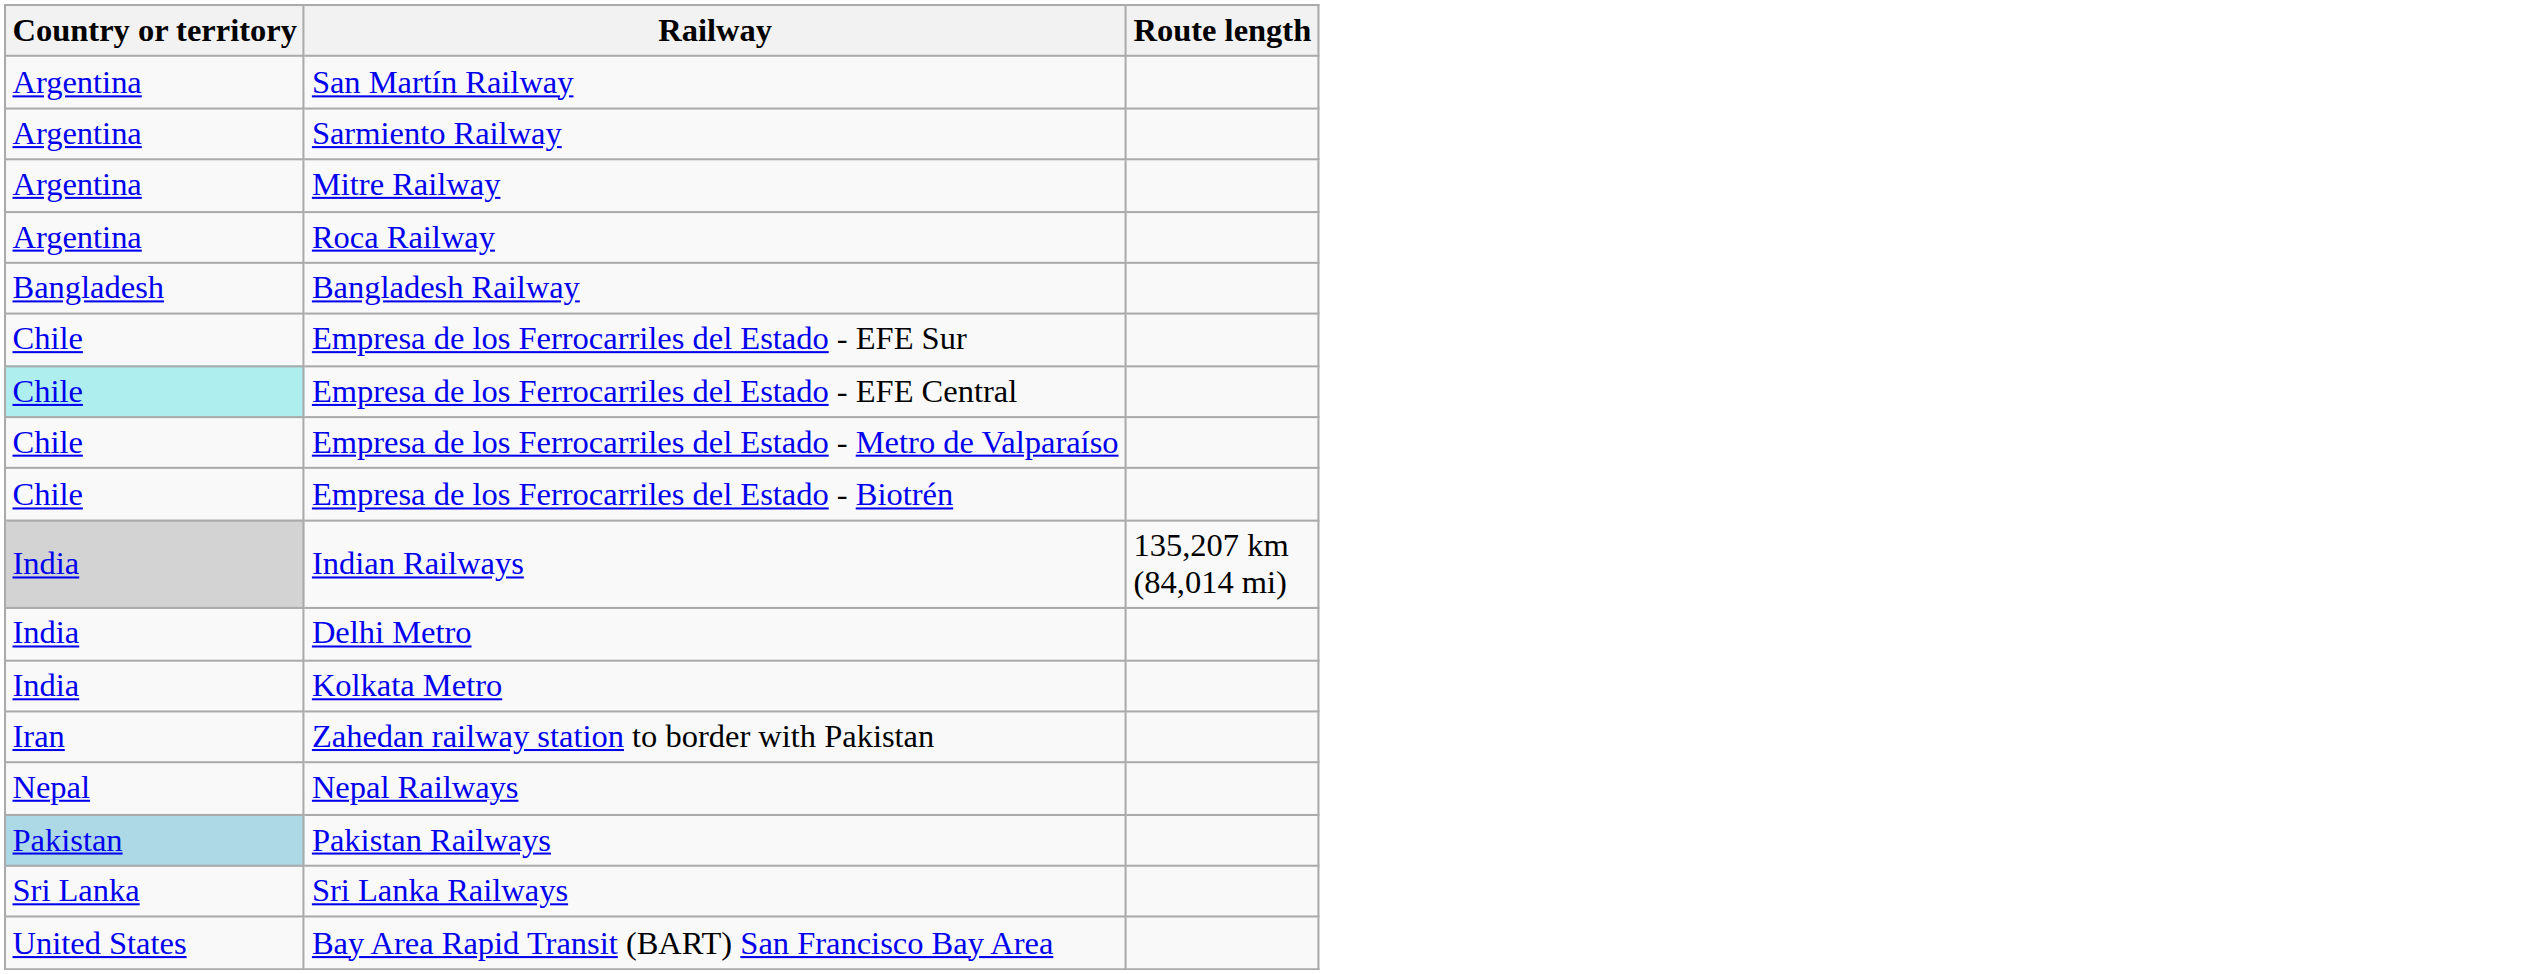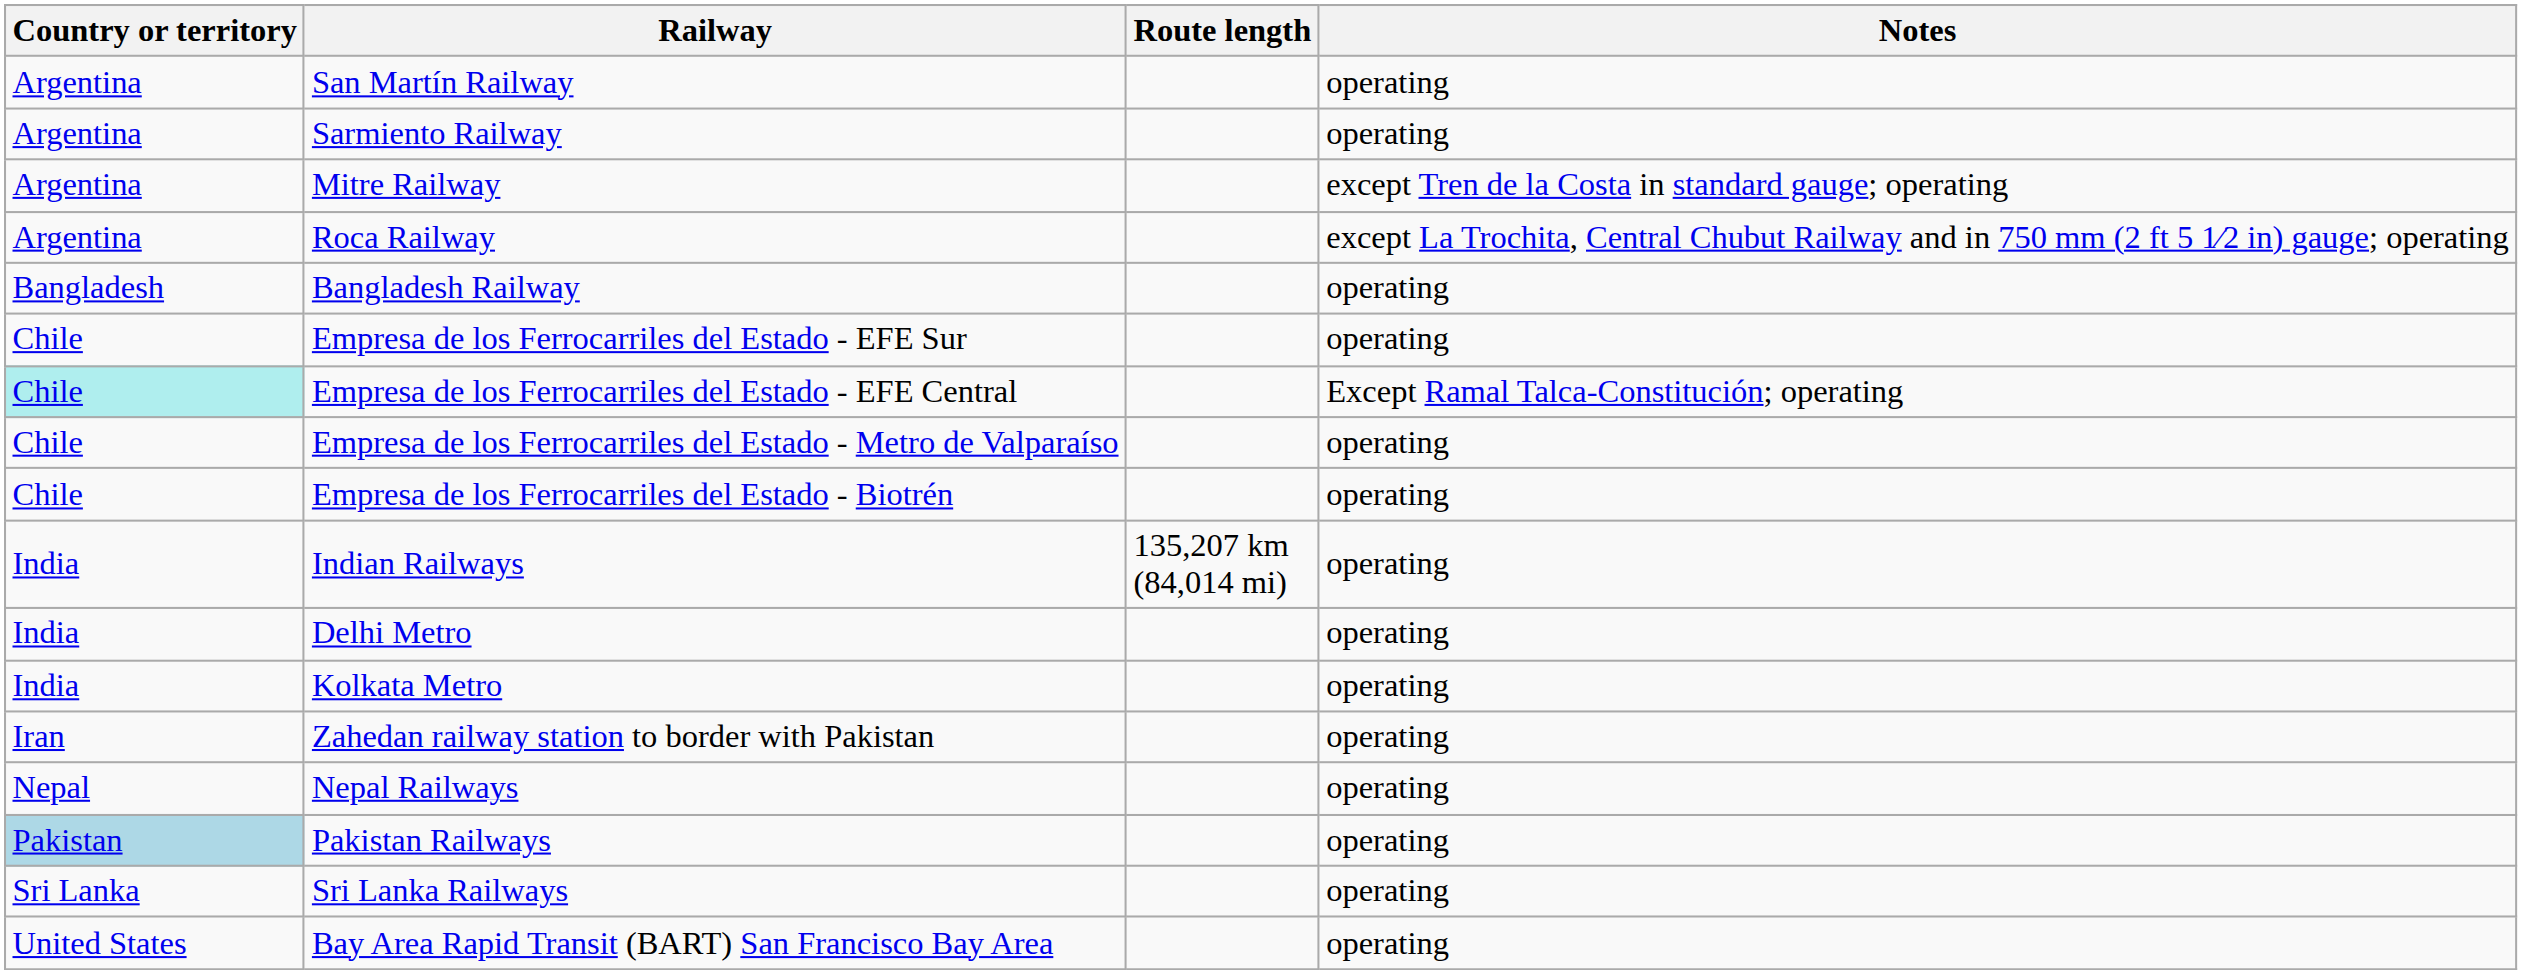+ column: (1918, 30)
(46, 563) lightgrey background -> (46, 563) no background
